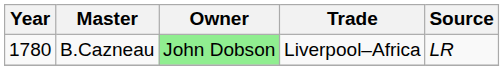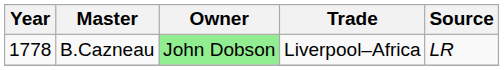(30, 49) 1780 -> (30, 49) 1778
